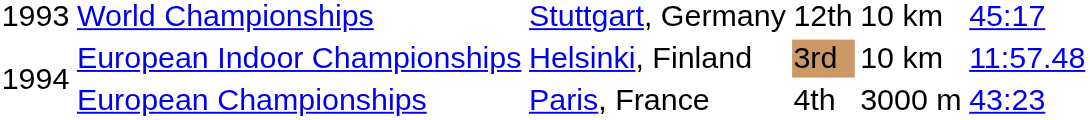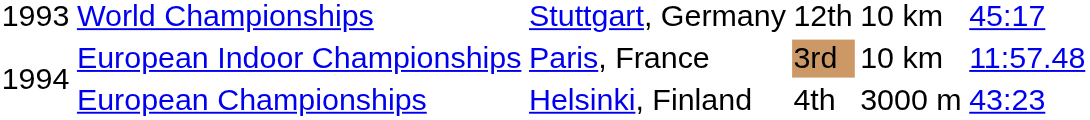(641, 58) Helsinki, Finland -> (619, 58) Paris, France
(619, 99) Paris, France -> (641, 99) Helsinki, Finland
